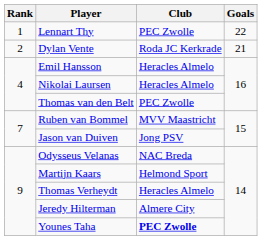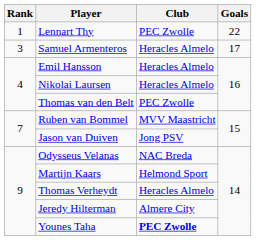- row: (66, 48)
+ row: (83, 48)
